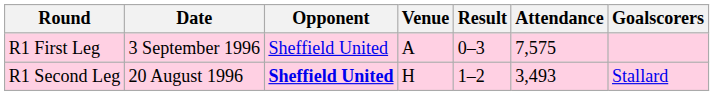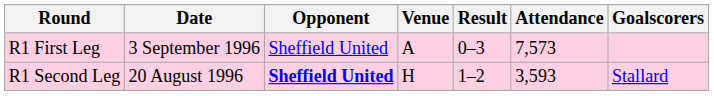(536, 47) 7,575 -> (536, 47) 7,573
(536, 76) 3,493 -> (536, 76) 3,593
